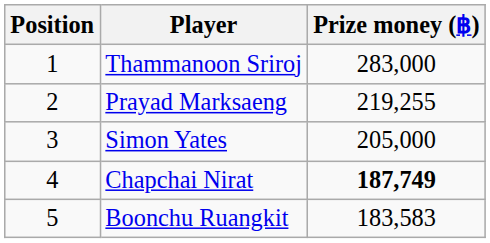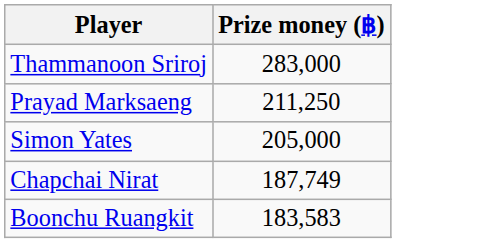- column: (52, 24)
(396, 102) 219,255 -> (301, 102) 211,250
(396, 179) bold -> (301, 179) normal
